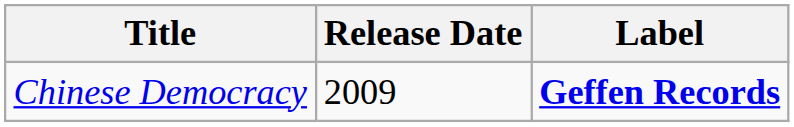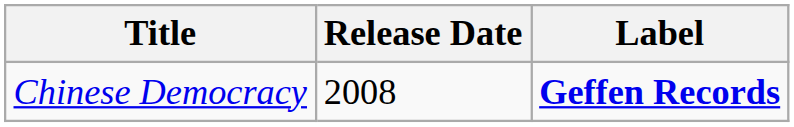(360, 90) 2009 -> (360, 90) 2008
